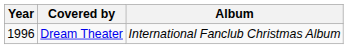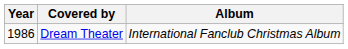(21, 33) 1996 -> (21, 33) 1986
